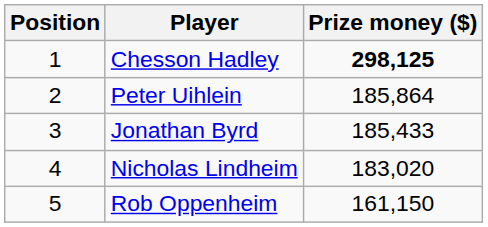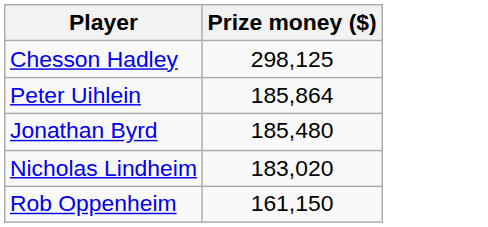- column: (55, 22)
(393, 58) bold -> (292, 58) normal
(393, 131) 185,433 -> (292, 131) 185,480
